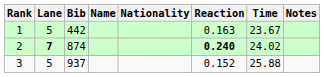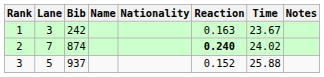(49, 30) 5 -> (49, 30) 3
(76, 30) 442 -> (76, 30) 242
(49, 47) bold -> (49, 47) normal
